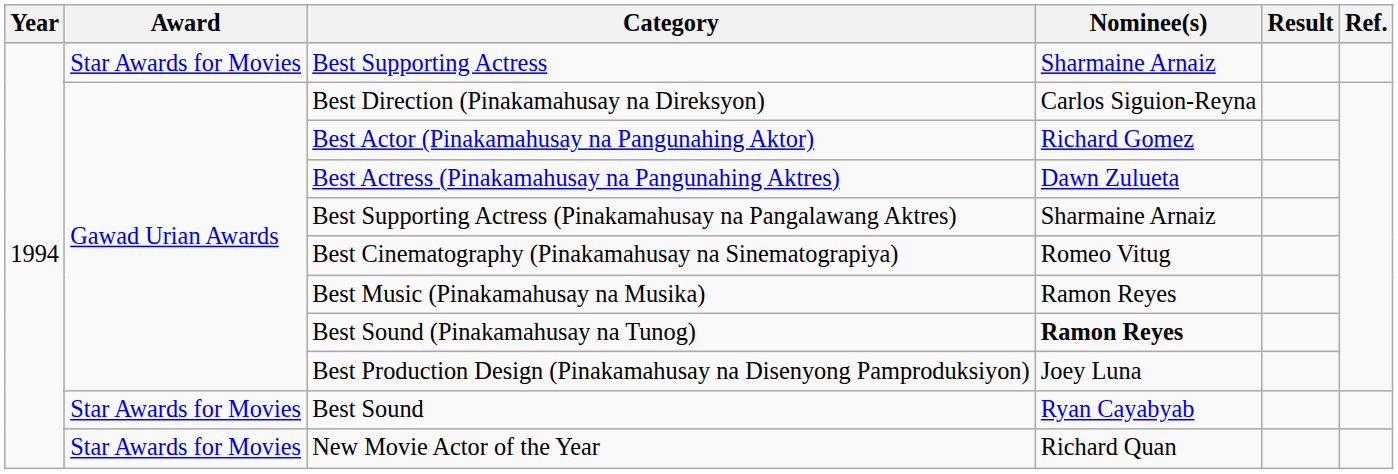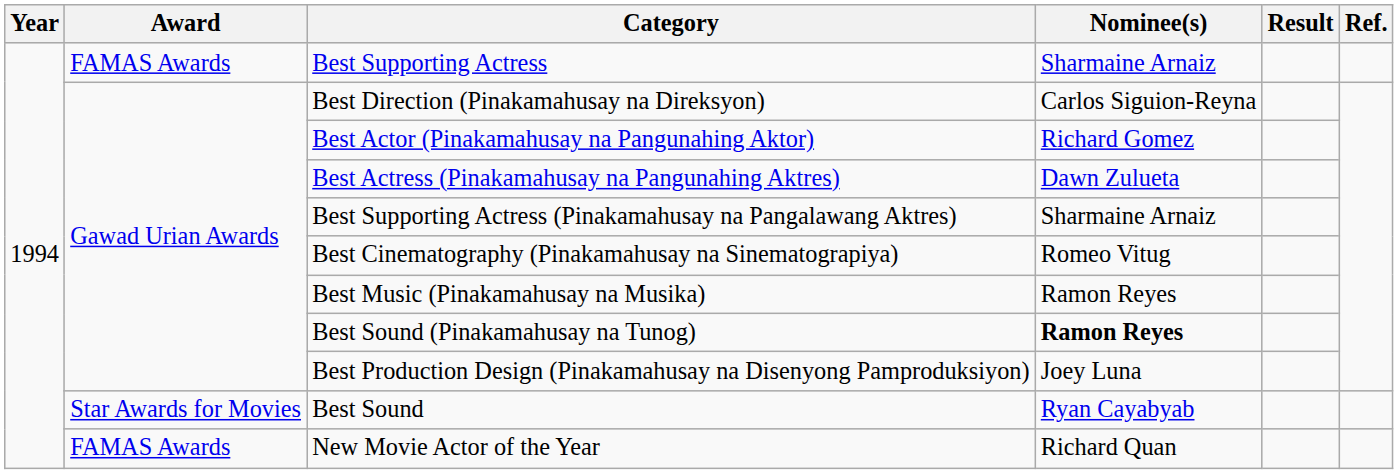(186, 62) Star Awards for Movies -> (150, 62) FAMAS Awards
(186, 448) Star Awards for Movies -> (150, 448) FAMAS Awards
